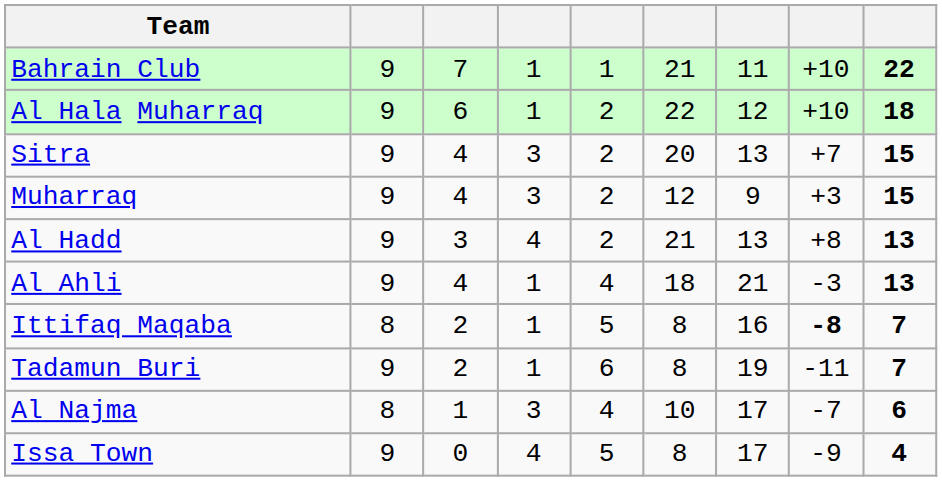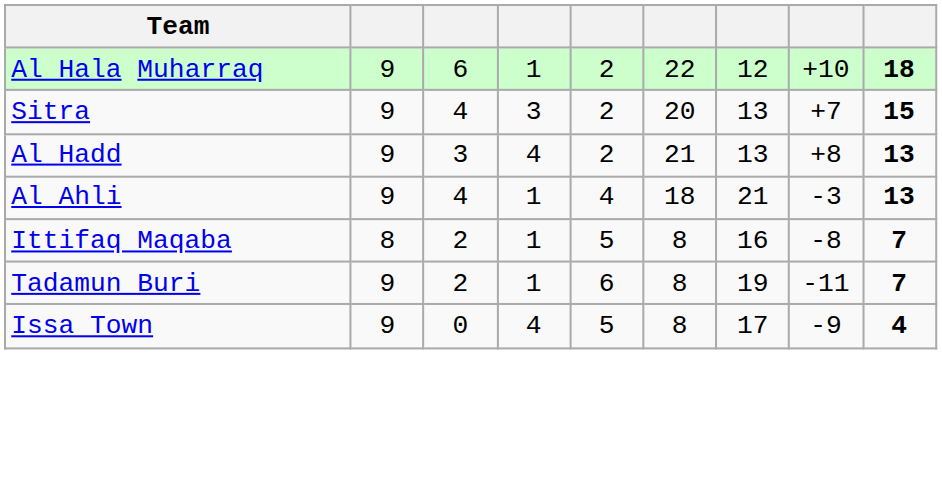- row: (106, 69)
- row: (74, 198)
(826, 326) bold -> (826, 240) normal
- row: (74, 412)
